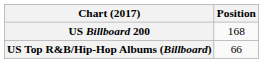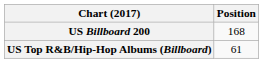(236, 49) 66 -> (236, 49) 61
